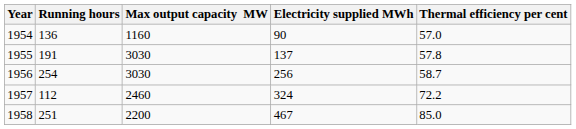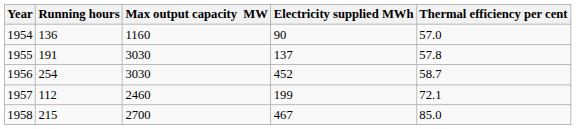(283, 74) 256 -> (283, 74) 452
(283, 94) 324 -> (283, 94) 199
(430, 94) 72.2 -> (430, 94) 72.1
(48, 114) 251 -> (48, 114) 215
(138, 114) 2200 -> (138, 114) 2700
